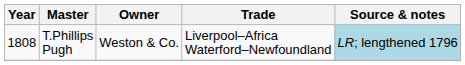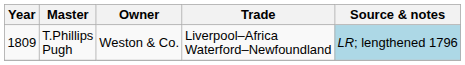(22, 42) 1808 -> (22, 42) 1809
